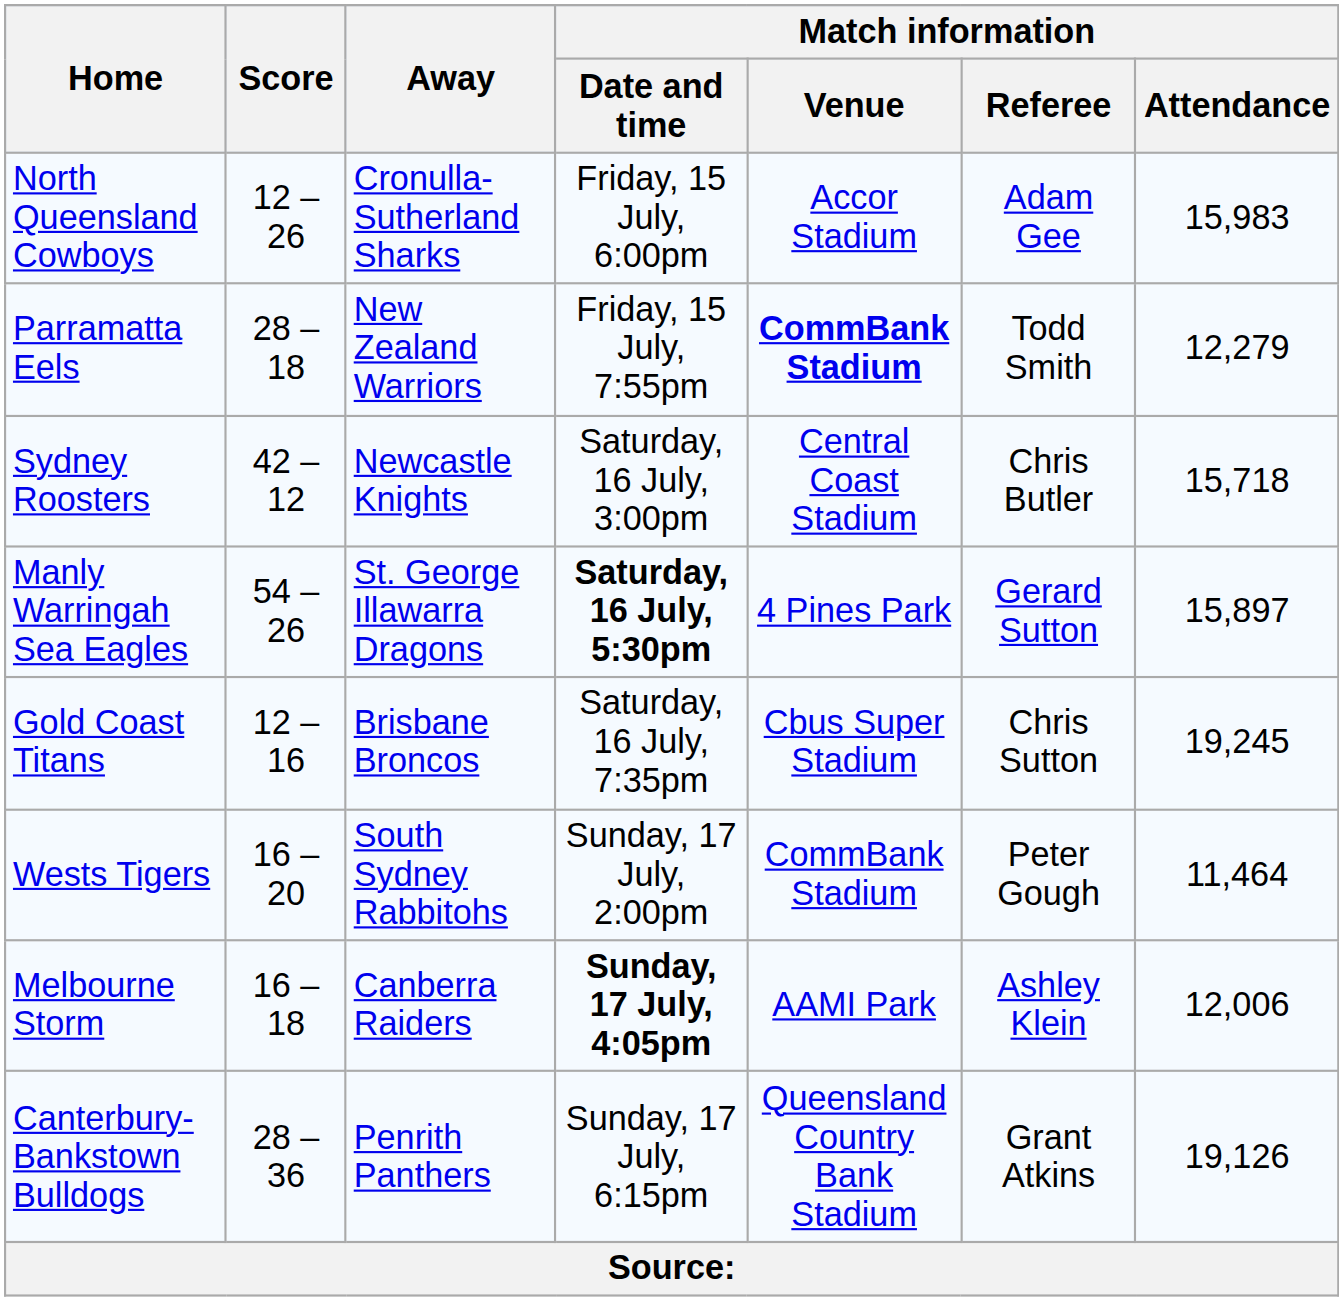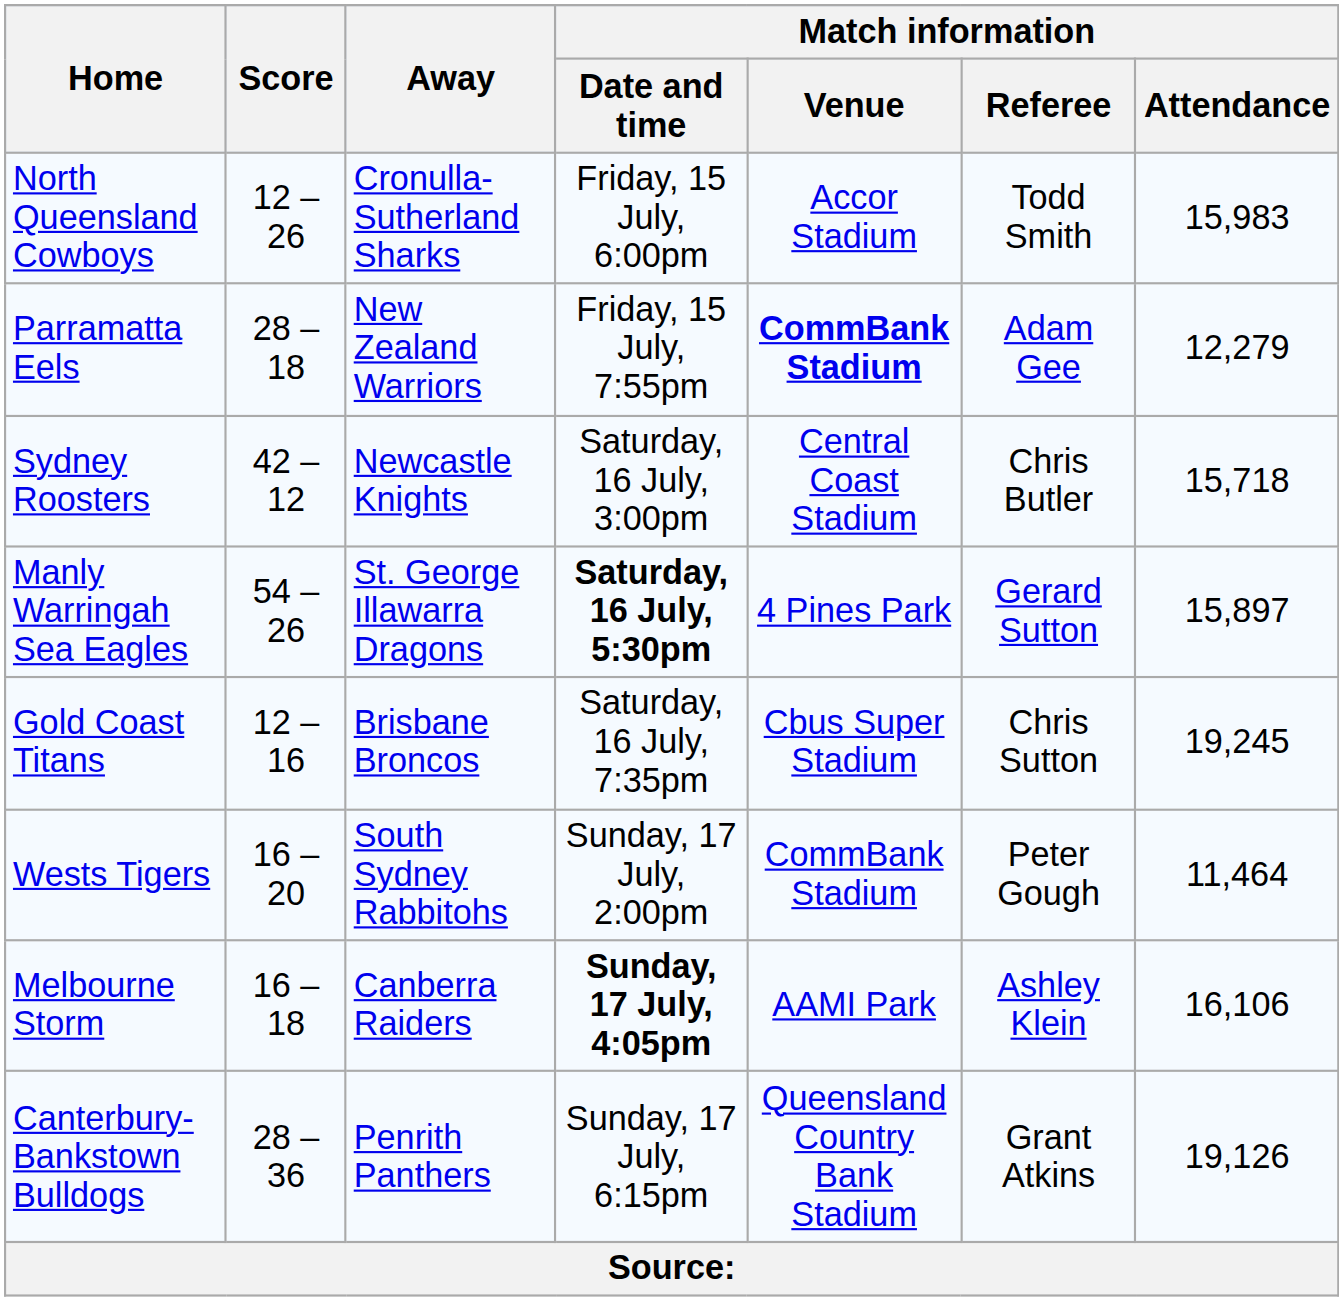(1049, 217) Adam Gee -> (1049, 217) Todd Smith
(1049, 348) Todd Smith -> (1049, 348) Adam Gee
(1237, 1005) 12,006 -> (1237, 1005) 16,106
